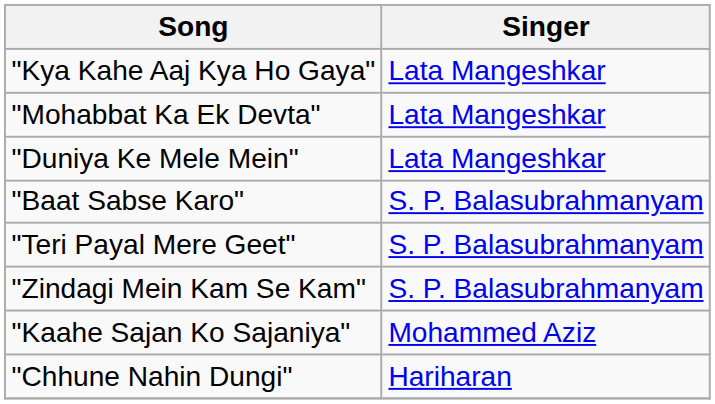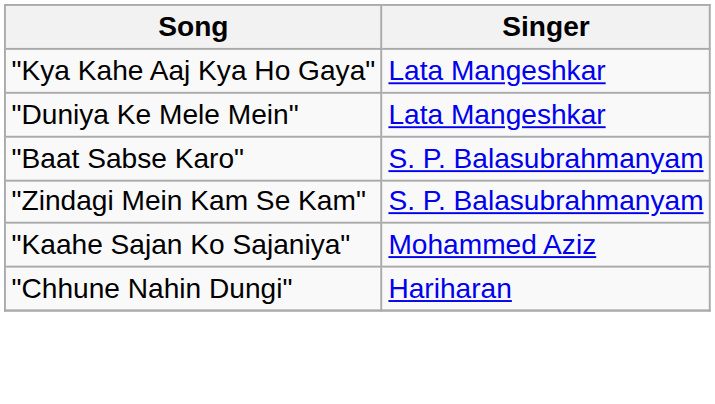- row: (166, 114)
- row: (154, 245)
